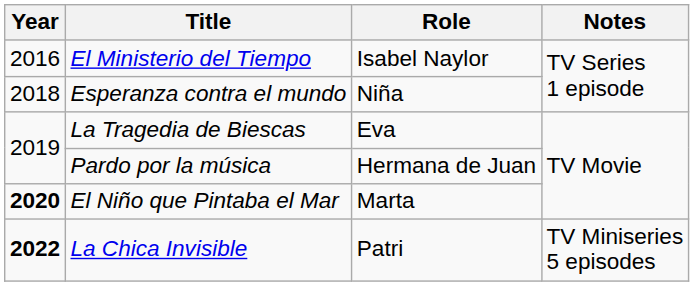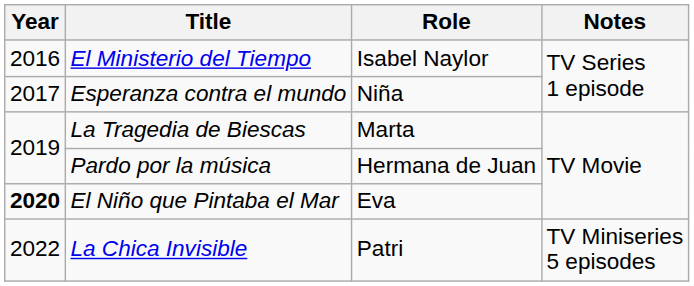(35, 93) 2018 -> (35, 93) 2017
(376, 129) Eva -> (386, 129) Marta
(386, 201) Marta -> (376, 201) Eva
(35, 249) bold -> (35, 249) normal
